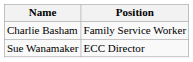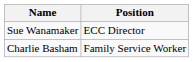rows swapped: (43, 48) <-> (42, 30)
